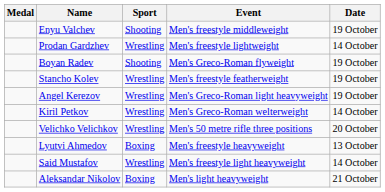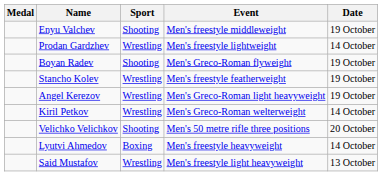(145, 129) Wrestling -> (141, 129) Shooting
(355, 146) 13 October -> (353, 146) 14 October
(355, 162) 14 October -> (353, 162) 13 October
- row: (80, 179)
